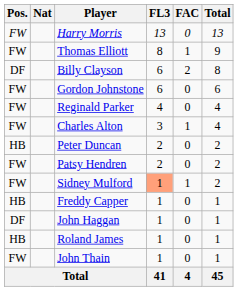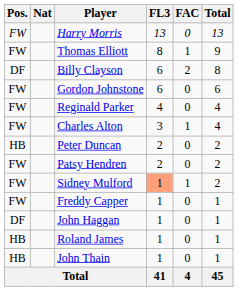(17, 201) HB -> (17, 201) FW
(17, 257) FW -> (17, 257) HB
